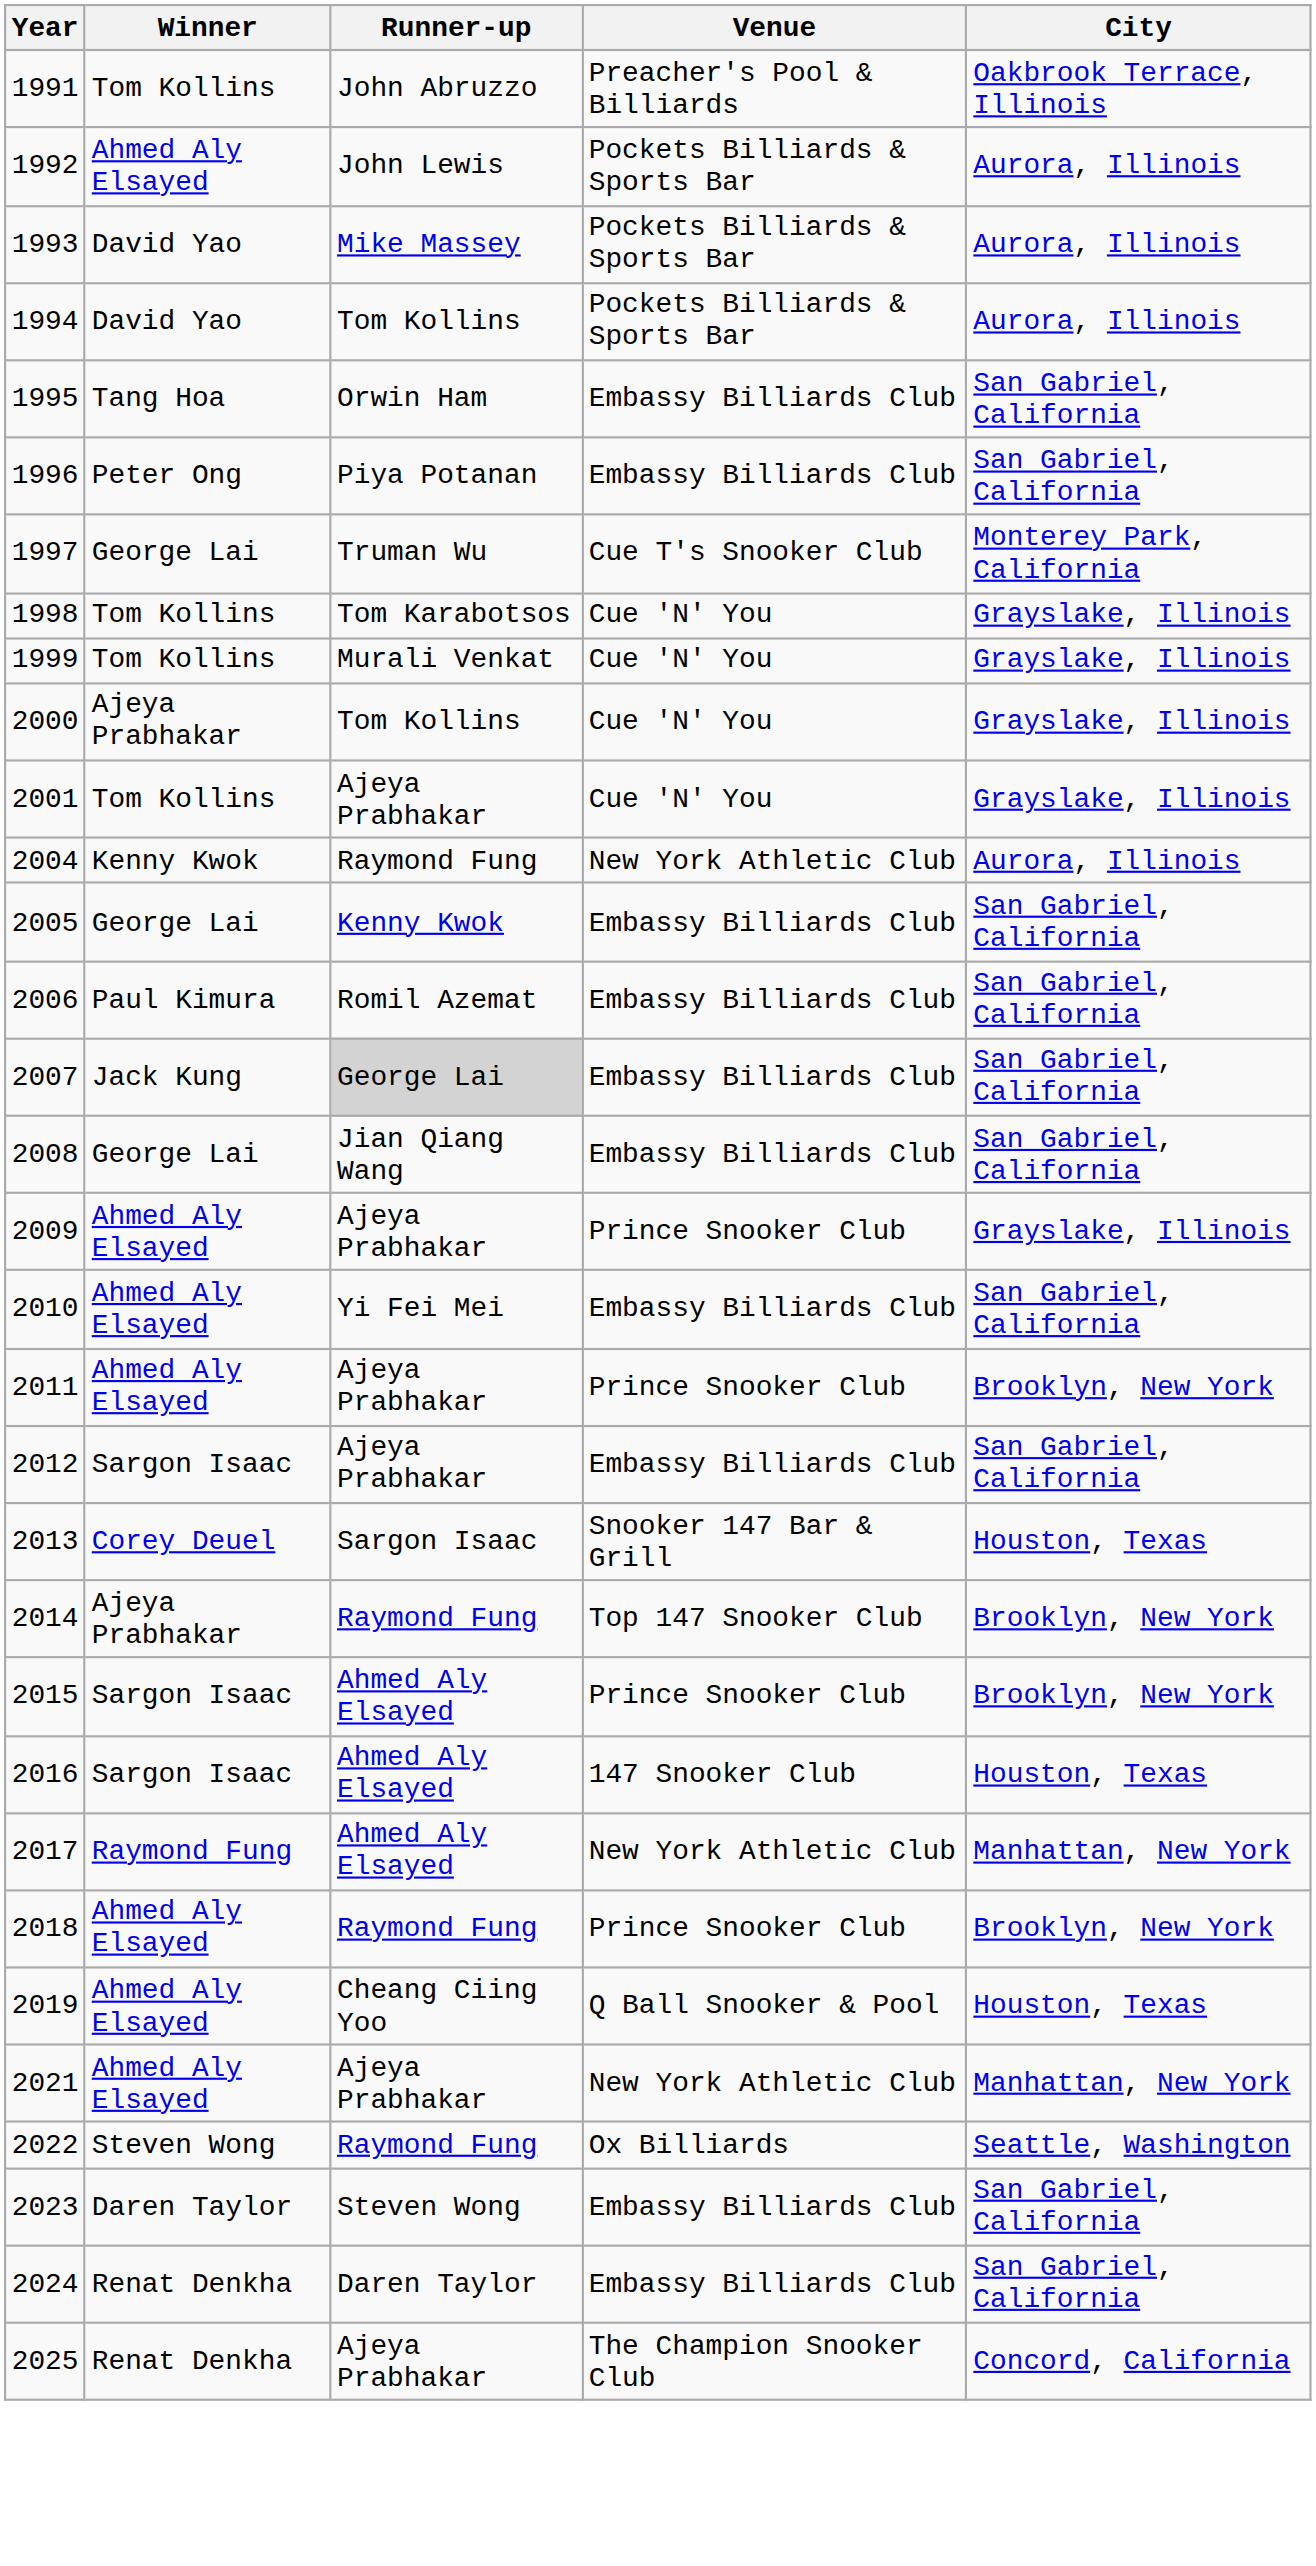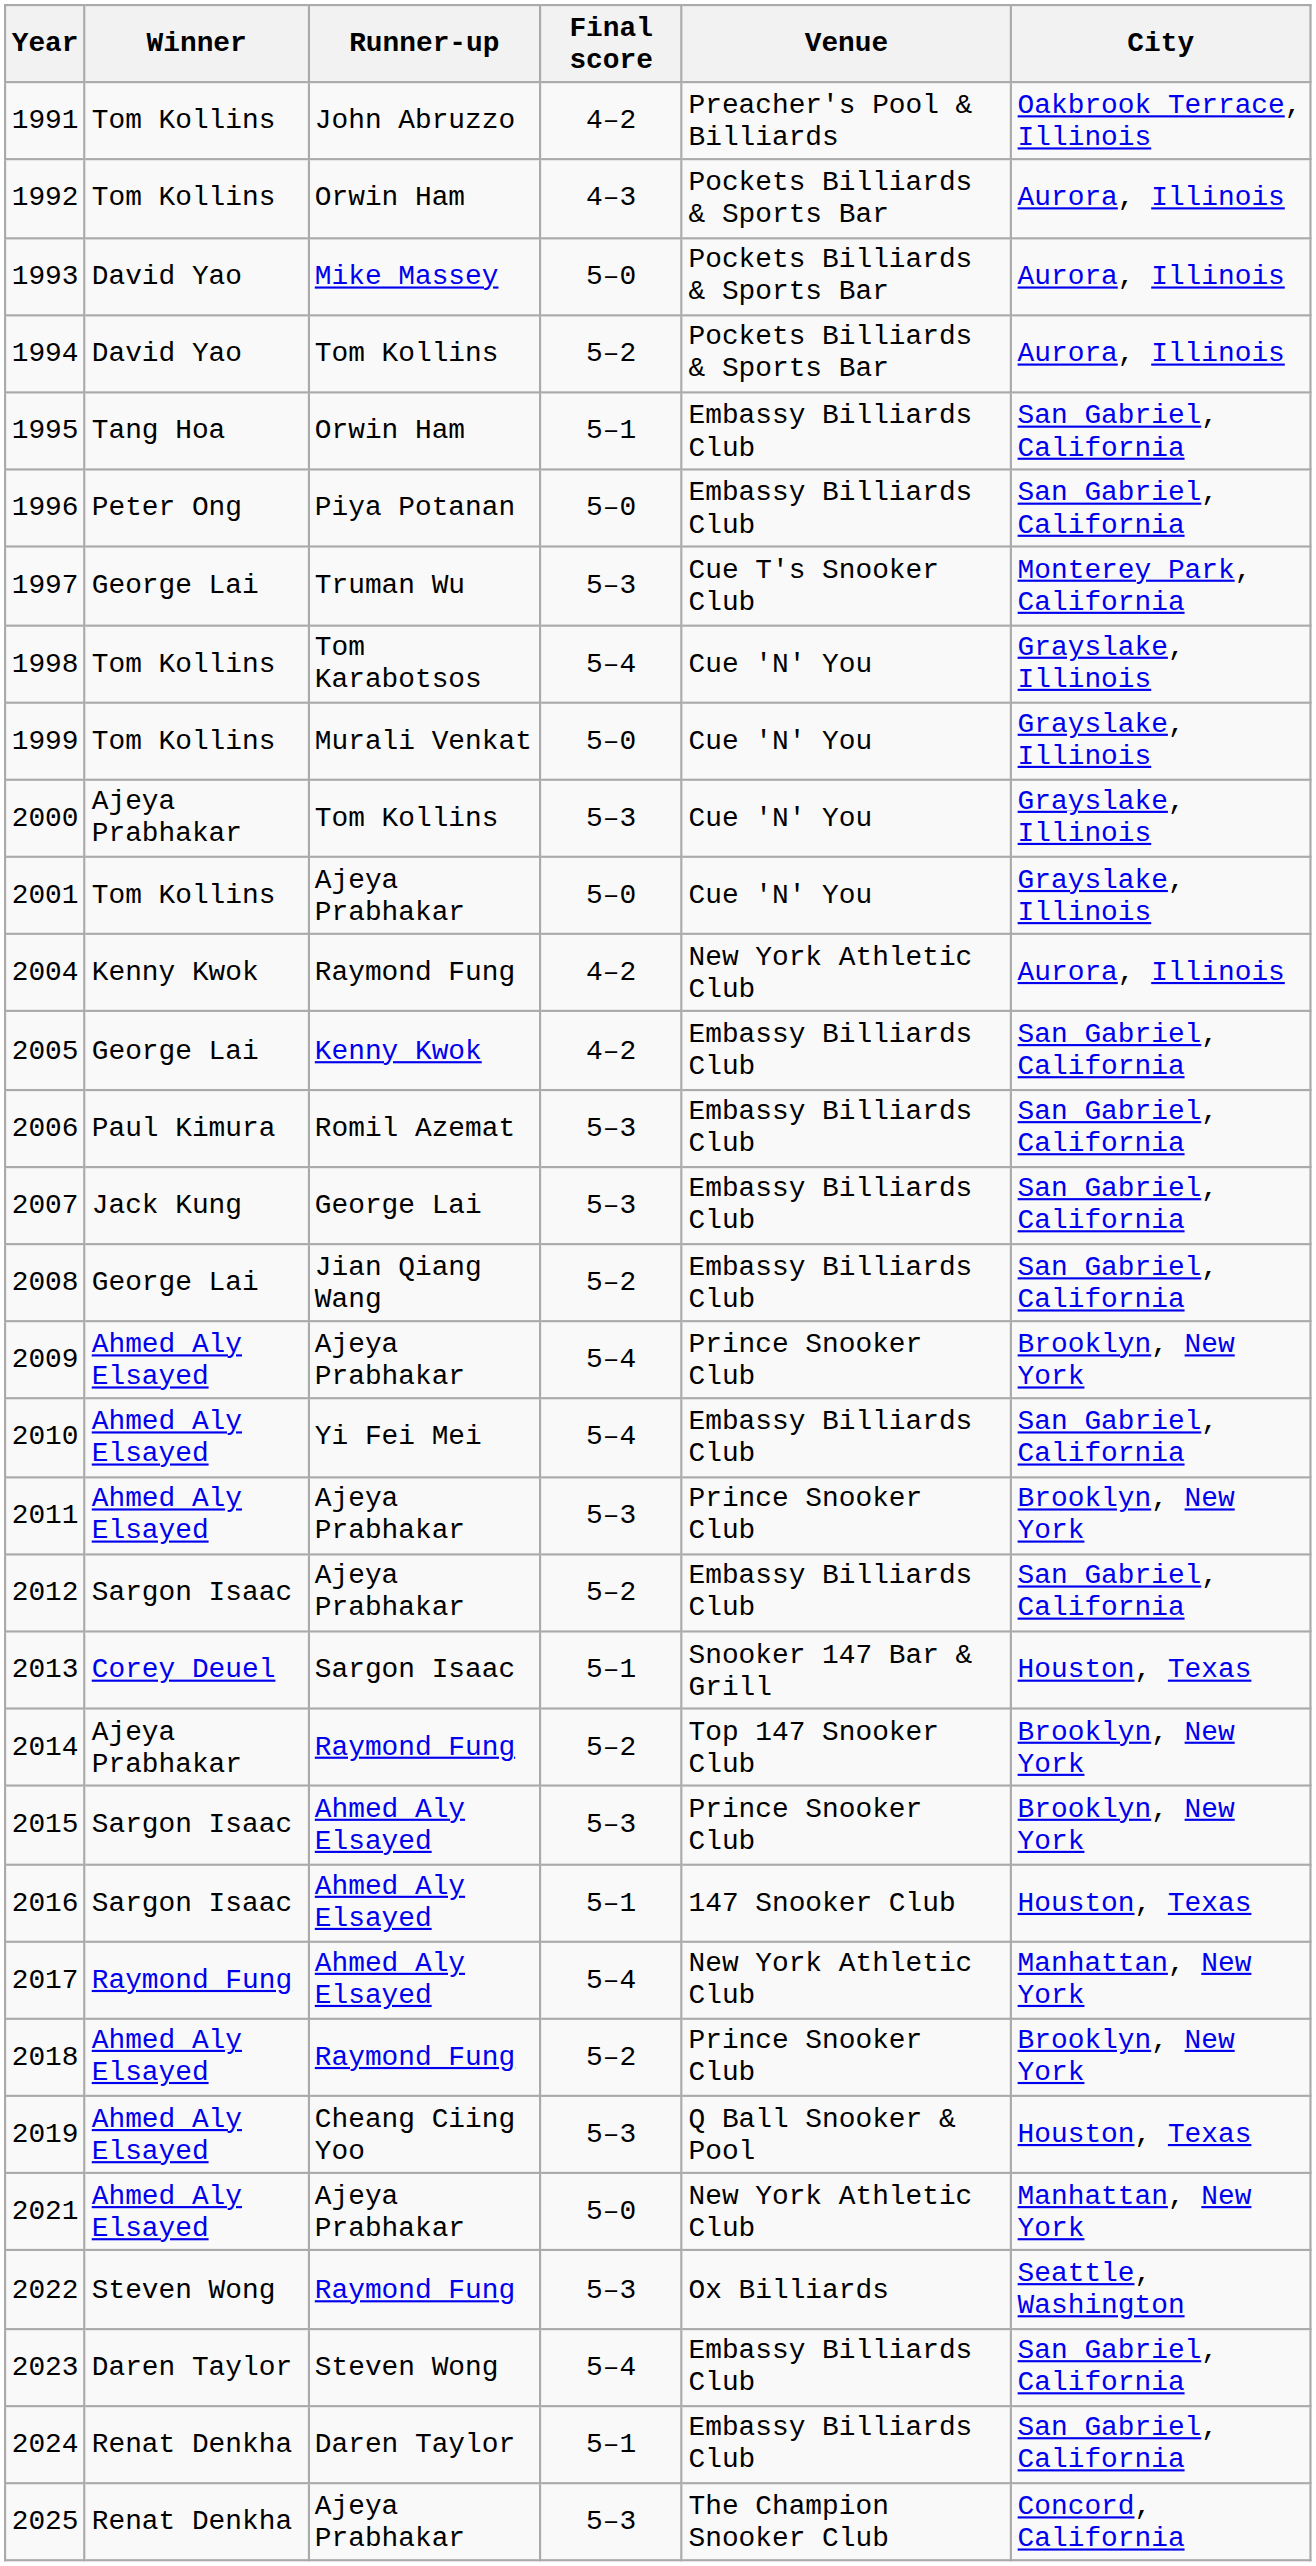+ column: (611, 44)
(167, 167) Ahmed Aly Elsayed -> (184, 199) Tom Kollins
(420, 167) John Lewis -> (390, 199) Orwin Ham
(420, 1077) lightgrey background -> (398, 1205) no background
(1132, 1232) Grayslake, Illinois -> (1126, 1360) Brooklyn, New York
